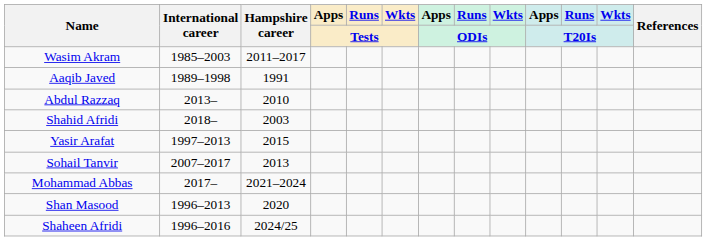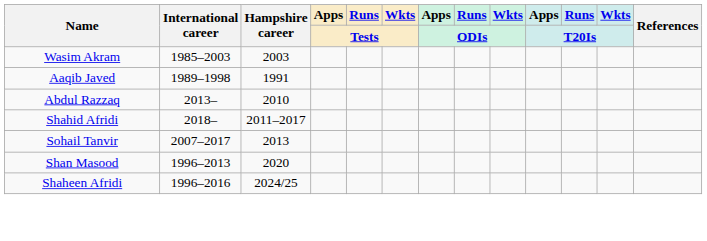(276, 57) 2011–2017 -> (276, 57) 2003
(276, 120) 2003 -> (276, 120) 2011–2017
- row: (82, 141)
- row: (82, 183)
